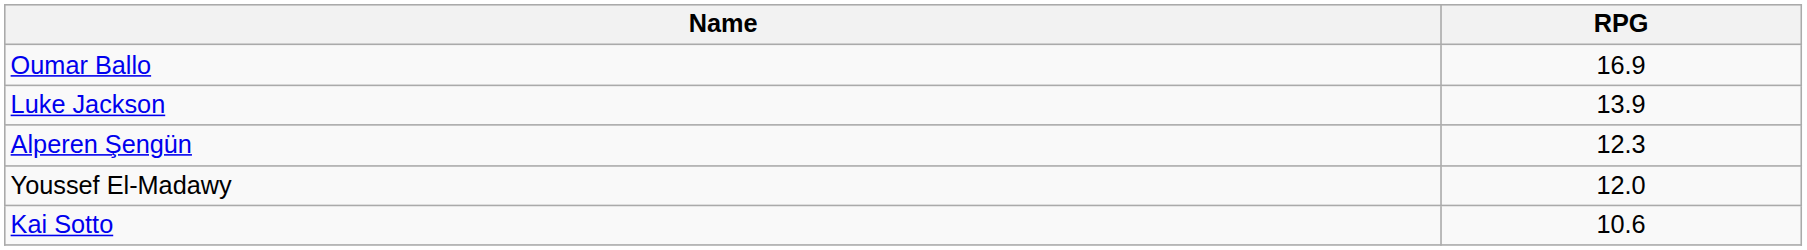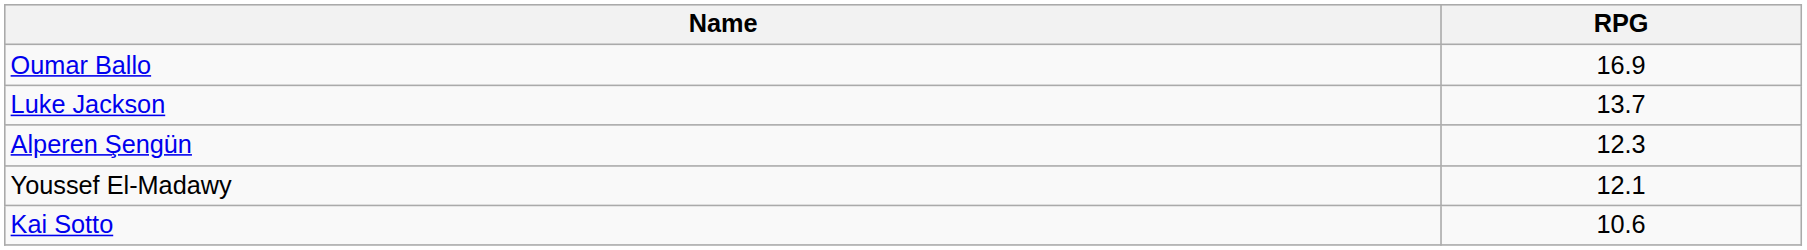(1621, 104) 13.9 -> (1621, 104) 13.7
(1621, 184) 12.0 -> (1621, 184) 12.1
